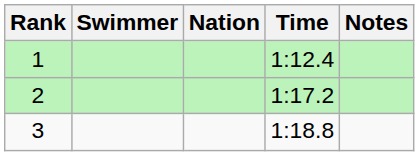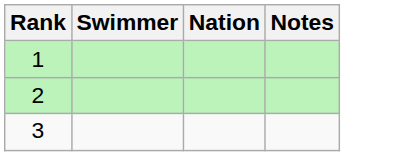- column: (302, 22)
